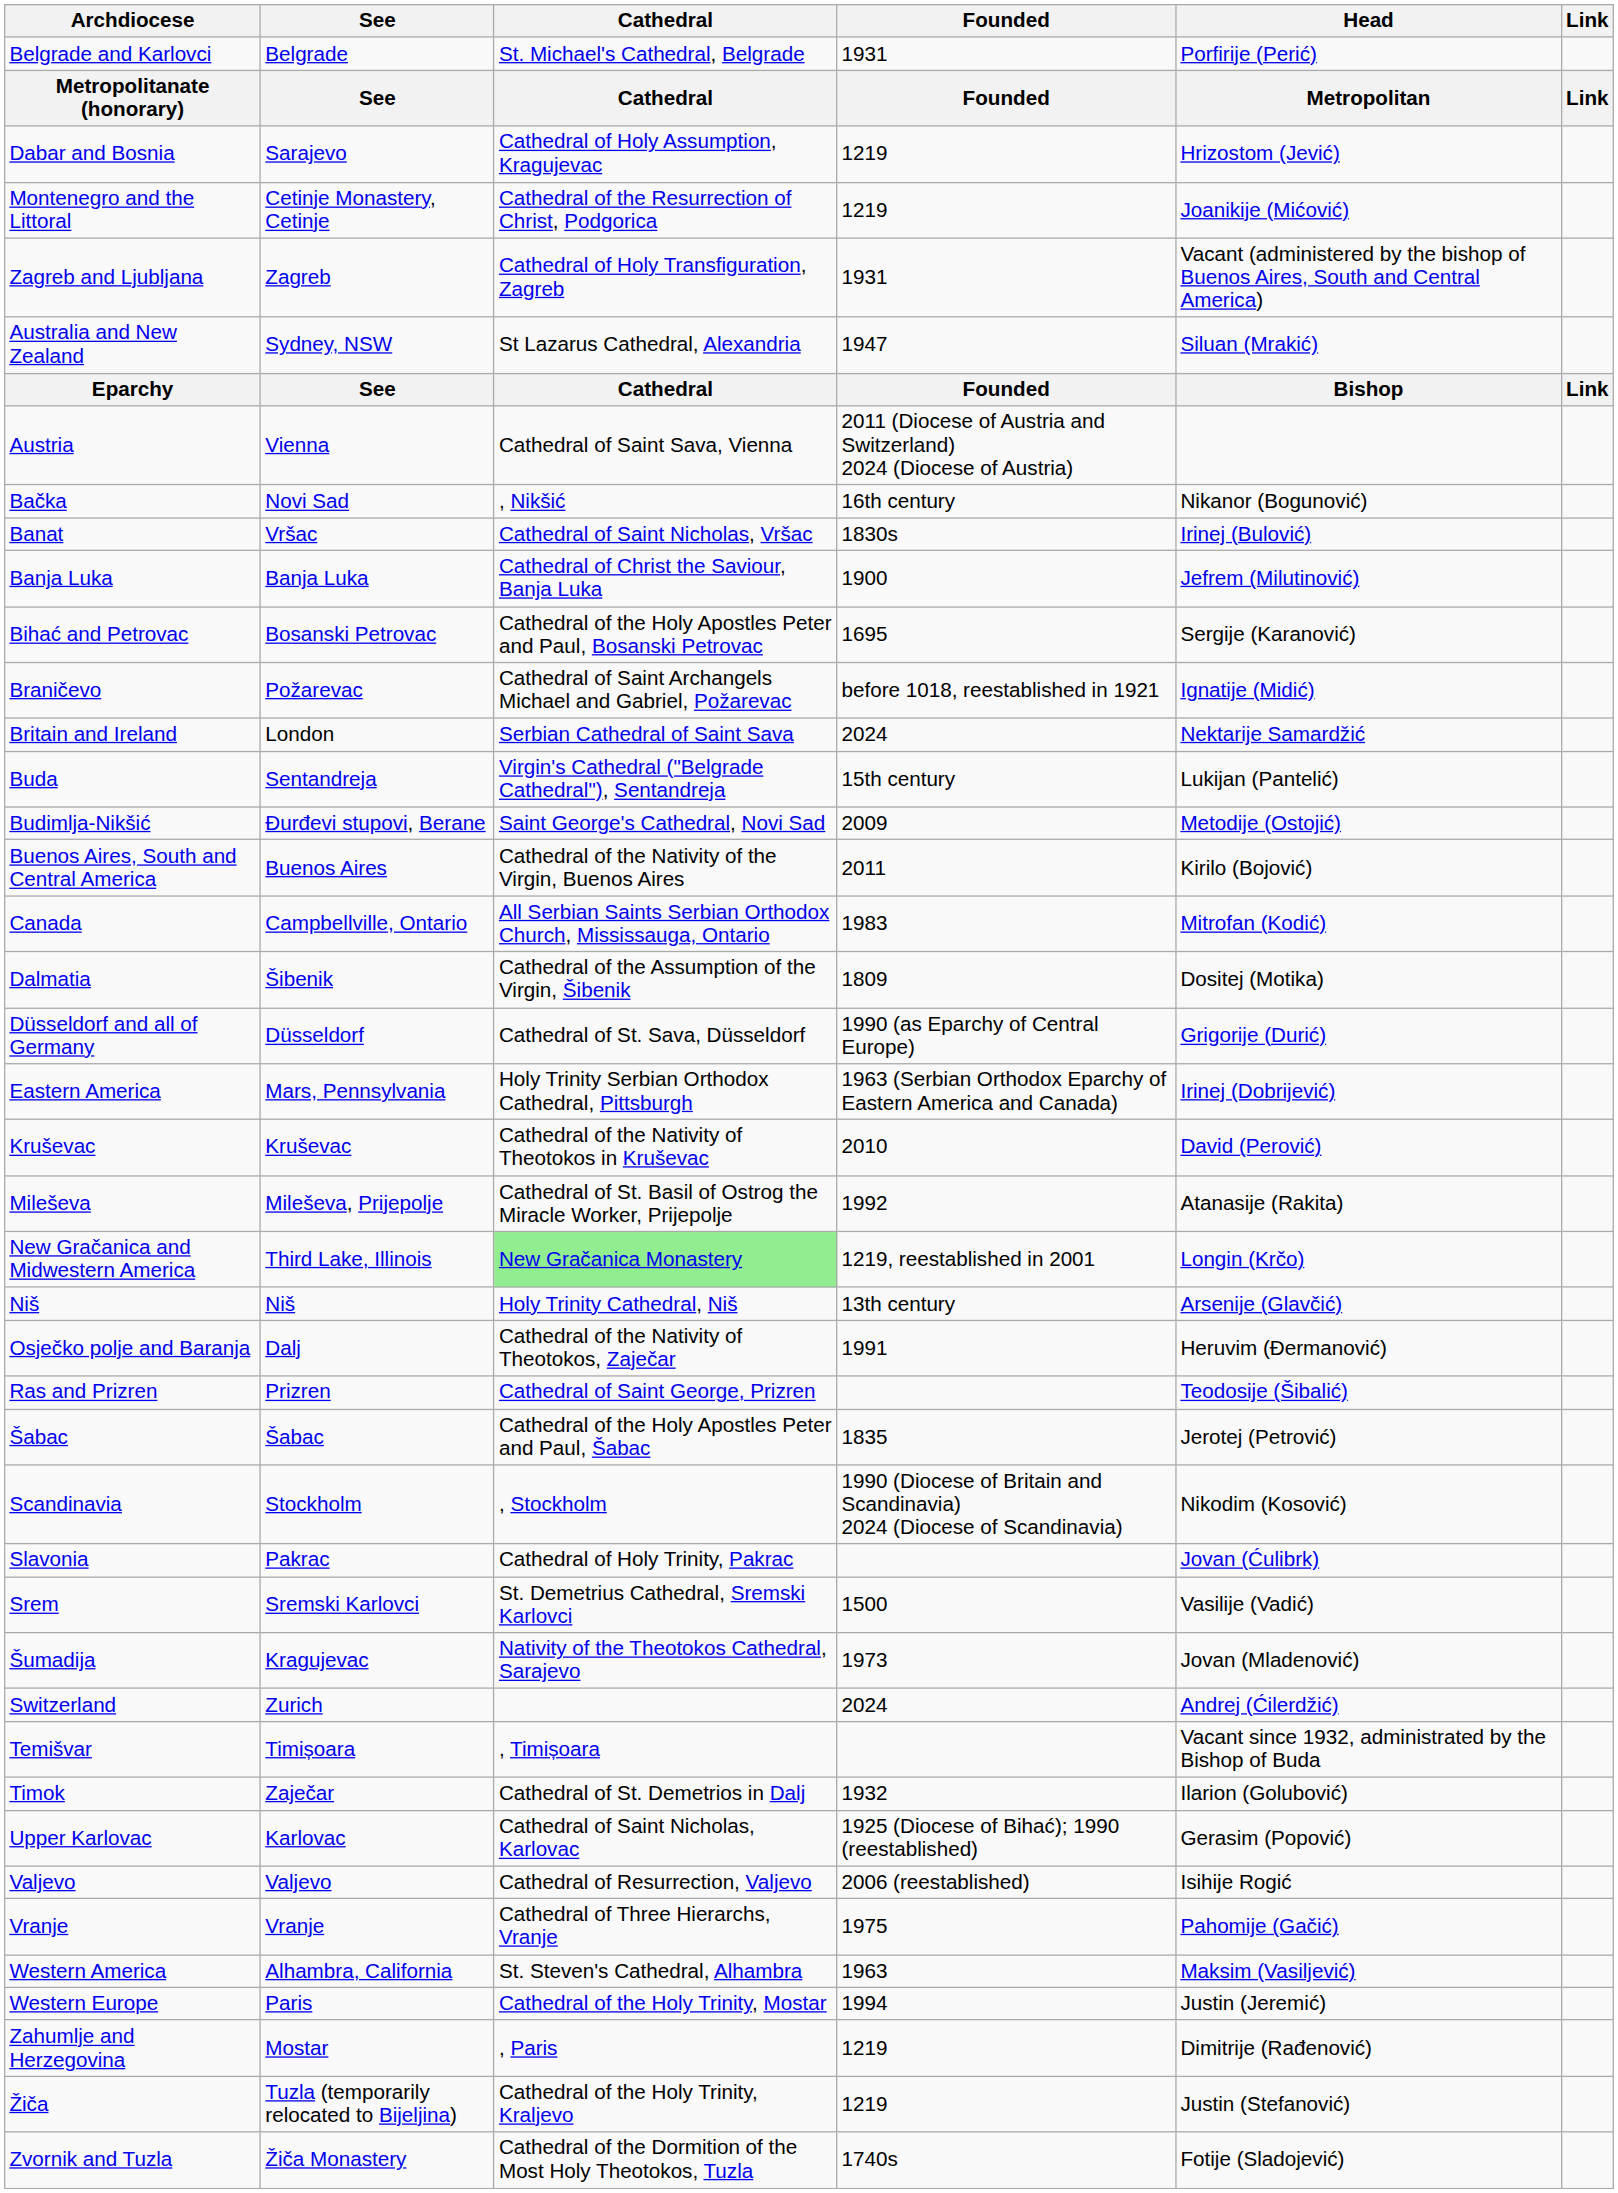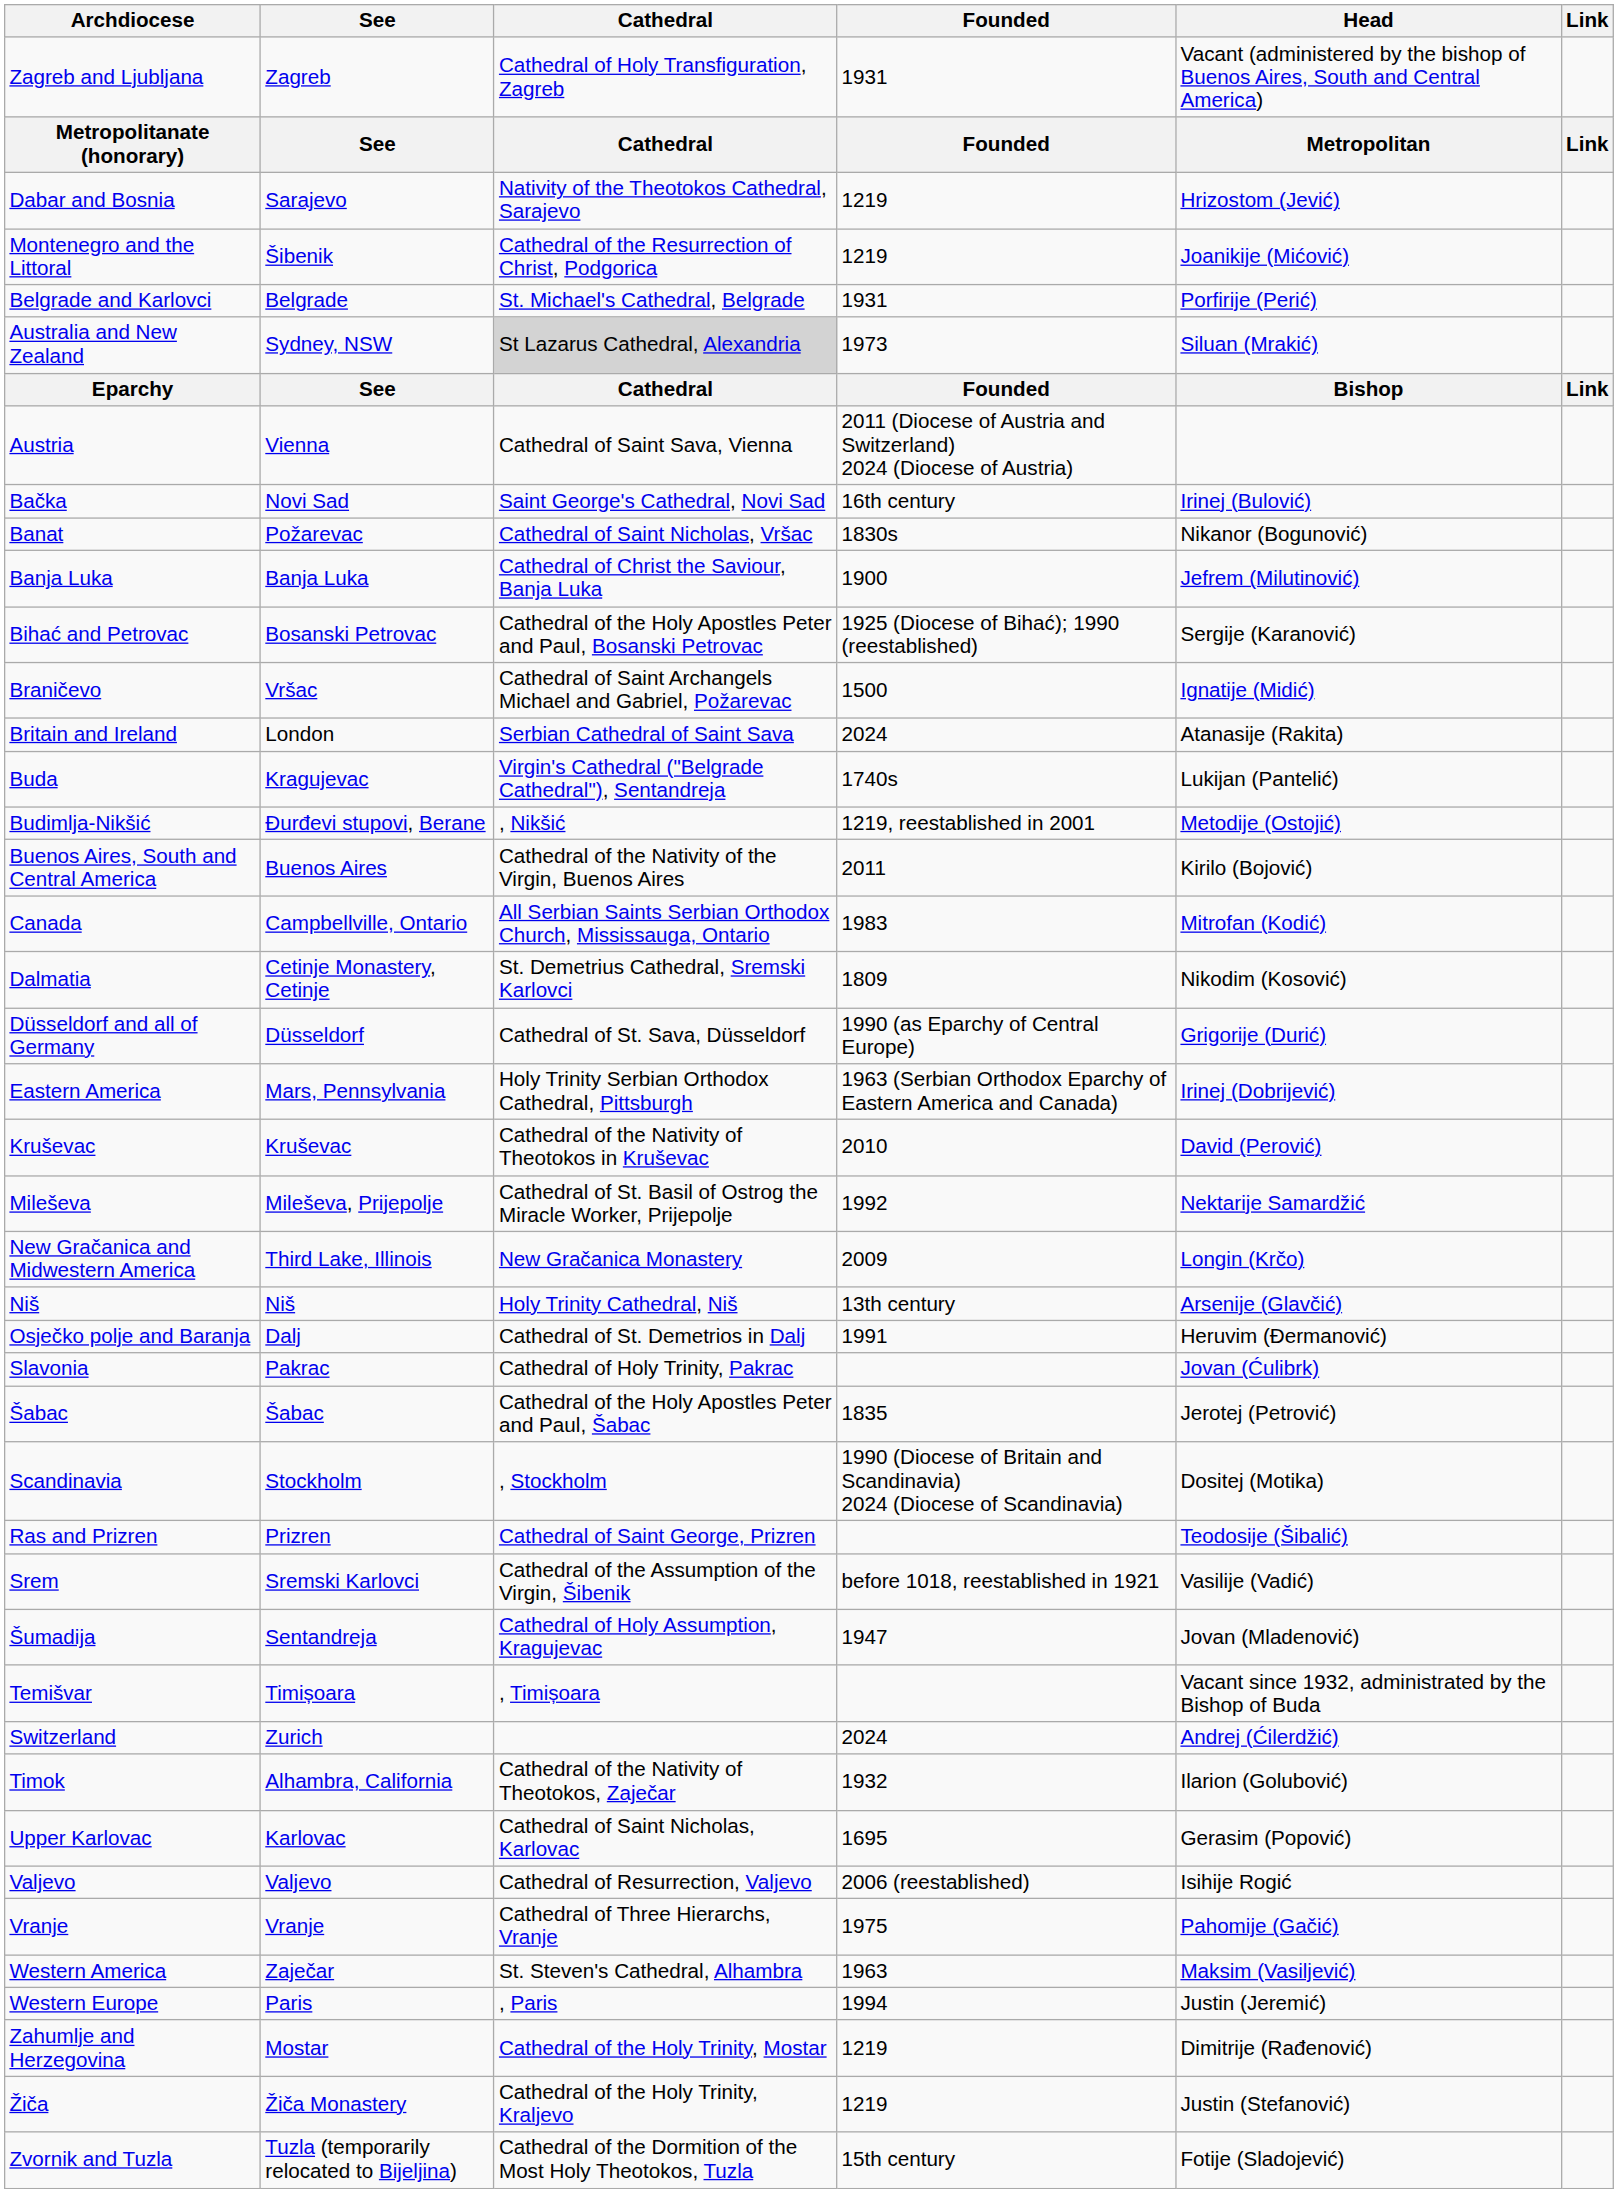rows swapped: (110, 53) <-> (106, 277)
(638, 153) Cathedral of Holy Assumption, Kragujevac -> (663, 200) Nativity of the Theotokos Cathedral, Sarajevo
(351, 209) Cetinje Monastery, Cetinje -> (299, 256) Šibenik
(650, 344) no background -> (650, 344) lightgrey background
(864, 344) 1947 -> (864, 344) 1973
(532, 501) , Nikšić -> (662, 501) Saint George's Cathedral, Novi Sad
(1274, 501) Nikanor (Bogunović) -> (1246, 501) Irinej (Bulović)
(291, 533) Vršac -> (314, 533) Požarevac
(1246, 533) Irinej (Bulović) -> (1274, 533) Nikanor (Bogunović)
(864, 634) 1695 -> (980, 634) 1925 (Diocese of Bihać); 1990 (reestablished)
(314, 690) Požarevac -> (291, 690) Vršac
(1000, 690) before 1018, reestablished in 1921 -> (864, 690) 1500
(1273, 734) Nektarije Samardžić -> (1262, 734) Atanasije (Rakita)
(321, 778) Sentandreja -> (317, 778) Kragujevac
(898, 778) 15th century -> (870, 778) 1740s
(662, 823) Saint George's Cathedral, Novi Sad -> (532, 823) , Nikšić
(864, 823) 2009 -> (968, 823) 1219, reestablished in 2001
(299, 979) Šibenik -> (351, 979) Cetinje Monastery, Cetinje
(657, 979) Cathedral of the Assumption of the Virgin, Šibenik -> (652, 979) St. Demetrius Cathedral, Sremski Karlovci
(1252, 979) Dositej (Motika) -> (1264, 979) Nikodim (Kosović)
(1262, 1203) Atanasije (Rakita) -> (1273, 1203) Nektarije Samardžić
(621, 1259) lightgreen background -> (621, 1259) no background
(968, 1259) 1219, reestablished in 2001 -> (864, 1259) 2009
(621, 1347) Cathedral of the Nativity of Theotokos, Zaječar -> (652, 1336) Cathedral of St. Demetrios in Dalj
rows swapped: (83, 1392) <-> (49, 1560)
(1264, 1504) Nikodim (Kosović) -> (1252, 1480) Dositej (Motika)
(652, 1604) St. Demetrius Cathedral, Sremski Karlovci -> (657, 1581) Cathedral of the Assumption of the Virgin, Šibenik
(864, 1604) 1500 -> (1000, 1581) before 1018, reestablished in 1921
(317, 1660) Kragujevac -> (321, 1637) Sentandreja
(663, 1660) Nativity of the Theotokos Cathedral, Sarajevo -> (638, 1637) Cathedral of Holy Assumption, Kragujevac
(864, 1660) 1973 -> (864, 1637) 1947
rows swapped: (63, 1704) <-> (51, 1749)
(300, 1793) Zaječar -> (359, 1781) Alhambra, California
(652, 1793) Cathedral of St. Demetrios in Dalj -> (621, 1781) Cathedral of the Nativity of Theotokos, Zaječar
(980, 1837) 1925 (Diocese of Bihać); 1990 (reestablished) -> (864, 1837) 1695
(359, 1970) Alhambra, California -> (300, 1970) Zaječar
(663, 2003) Cathedral of the Holy Trinity, Mostar -> (528, 2003) , Paris
(528, 2047) , Paris -> (663, 2047) Cathedral of the Holy Trinity, Mostar
(361, 2103) Tuzla (temporarily relocated to Bijeljina) -> (336, 2103) Žiča Monastery
(336, 2159) Žiča Monastery -> (361, 2159) Tuzla (temporarily relocated to Bijeljina)
(870, 2159) 1740s -> (898, 2159) 15th century
